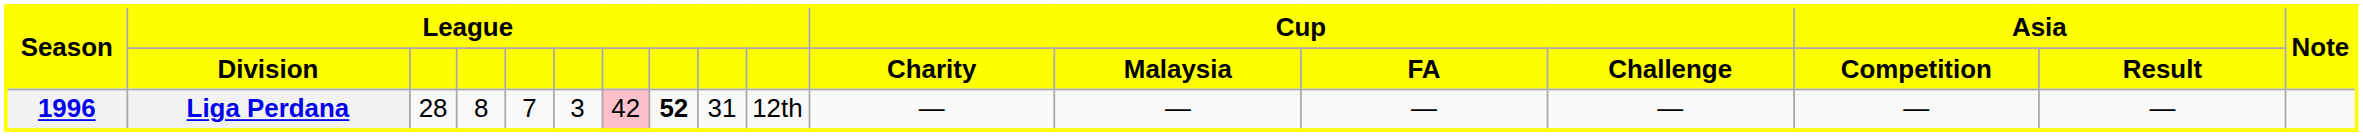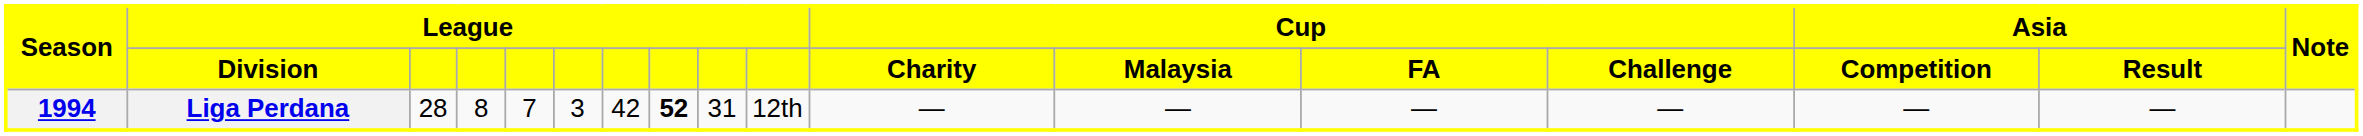(67, 109) 1996 -> (67, 109) 1994
(626, 109) pink background -> (626, 109) no background
